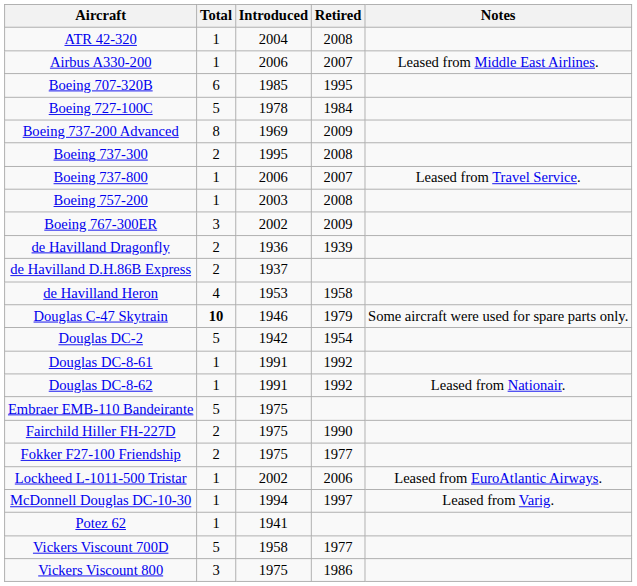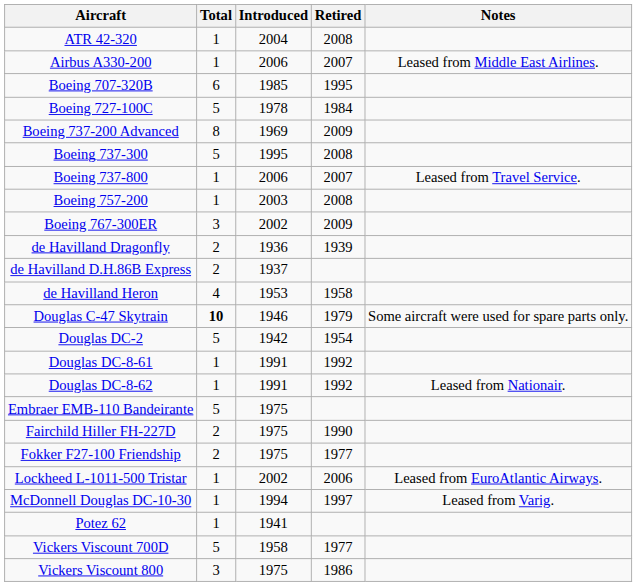(216, 154) 2 -> (216, 154) 5
